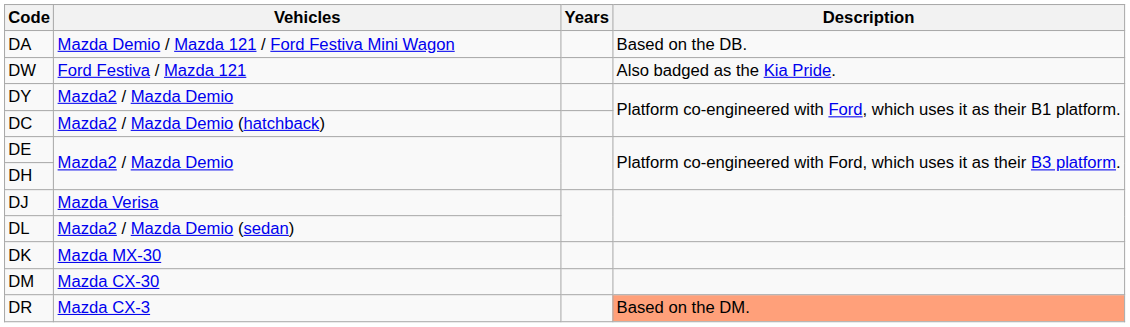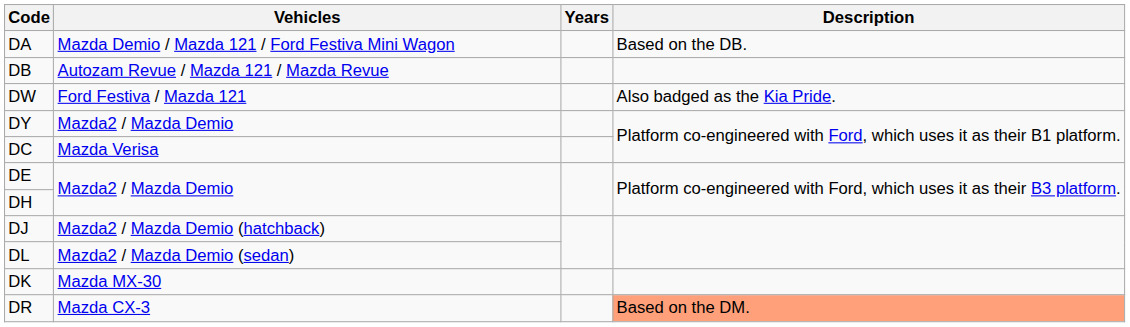+ row: (20, 70)
(191, 123) Mazda2 / Mazda Demio (hatchback) -> (108, 149) Mazda Verisa
(108, 202) Mazda Verisa -> (191, 228) Mazda2 / Mazda Demio (hatchback)
- row: (21, 281)
